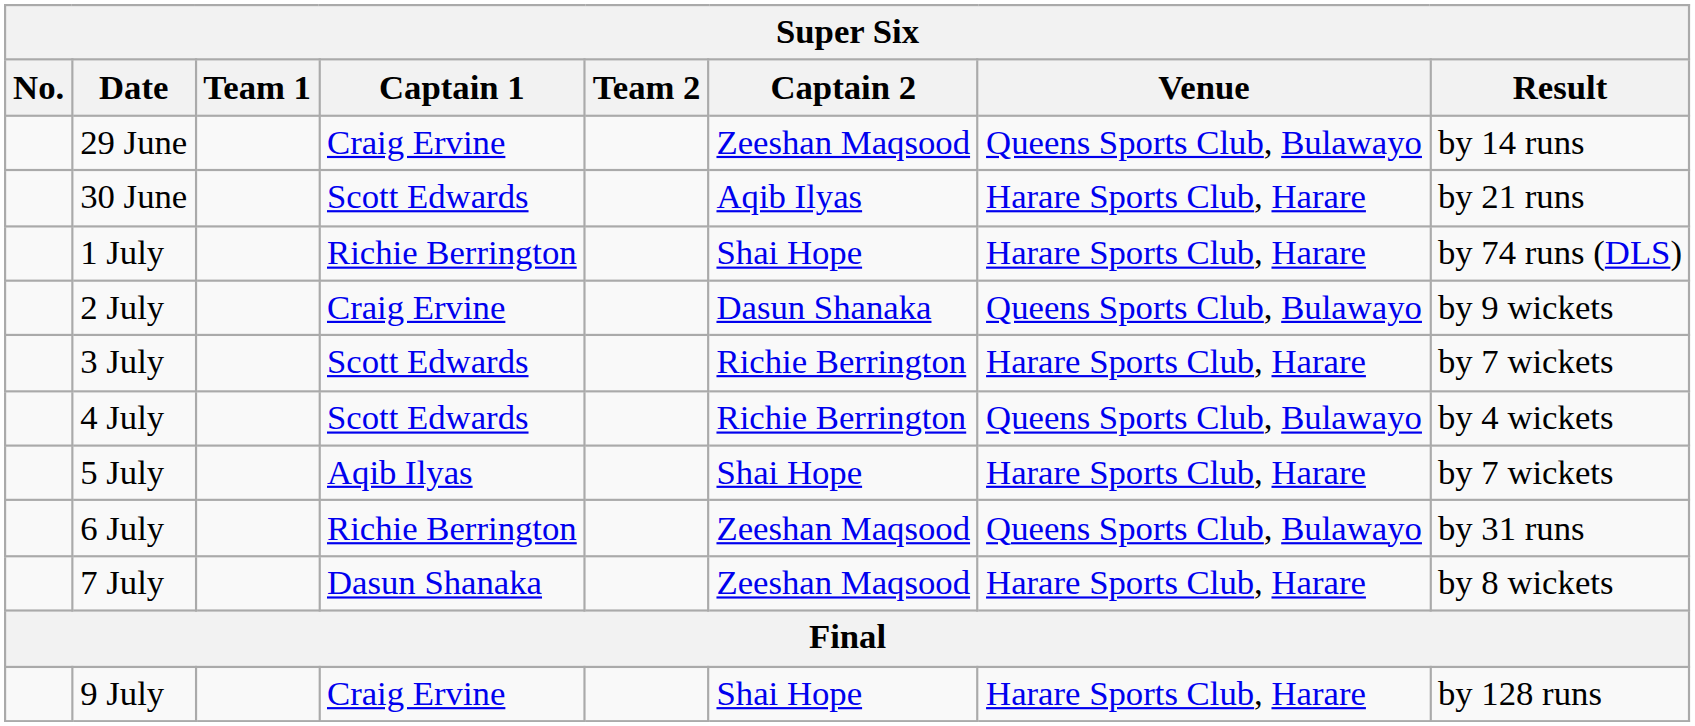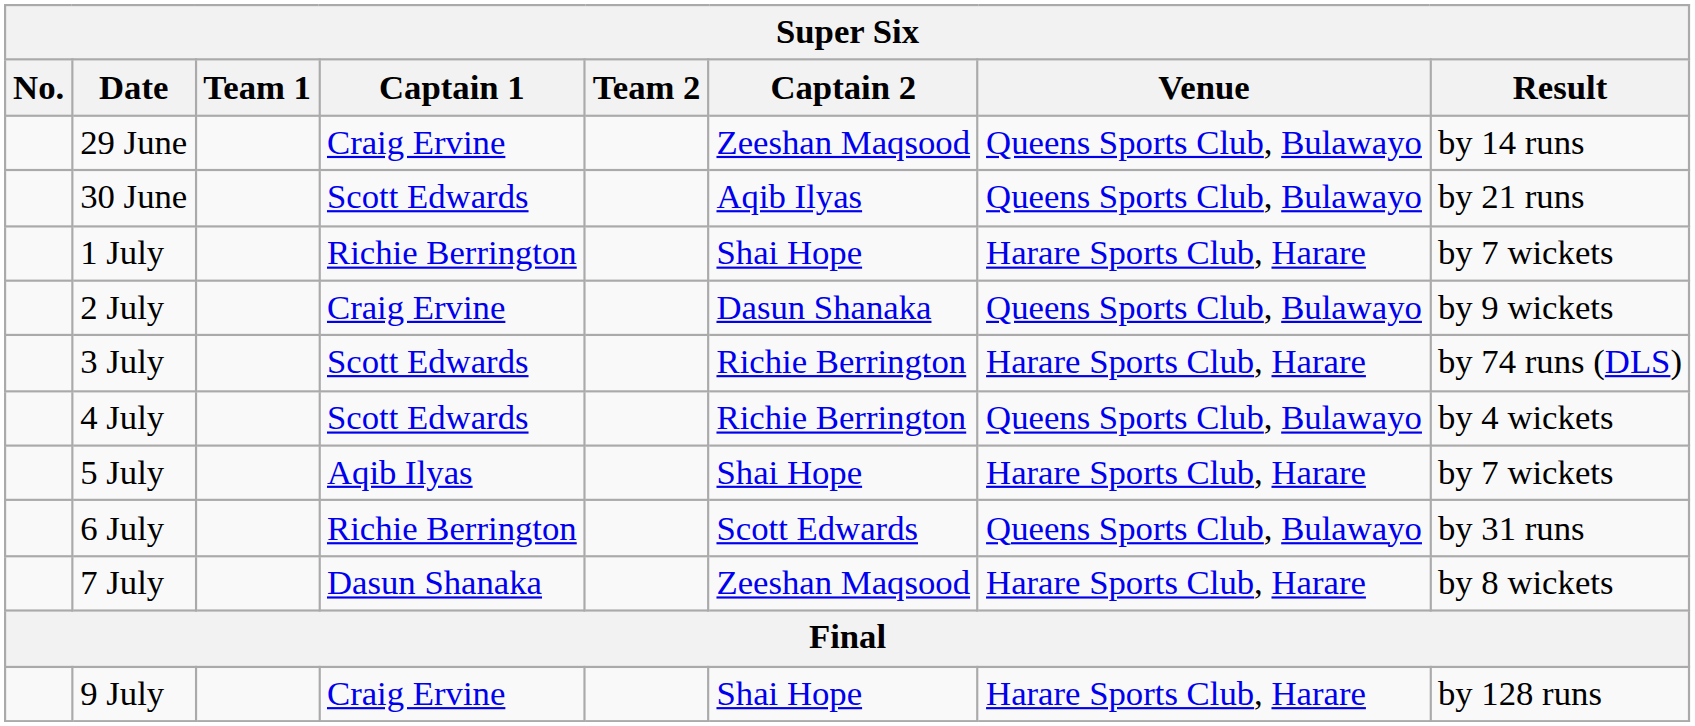(1176, 197) Harare Sports Club, Harare -> (1204, 197) Queens Sports Club, Bulawayo
(1560, 252) by 74 runs (DLS) -> (1526, 252) by 7 wickets
(1526, 362) by 7 wickets -> (1560, 362) by 74 runs (DLS)
(843, 527) Zeeshan Maqsood -> (817, 527) Scott Edwards
